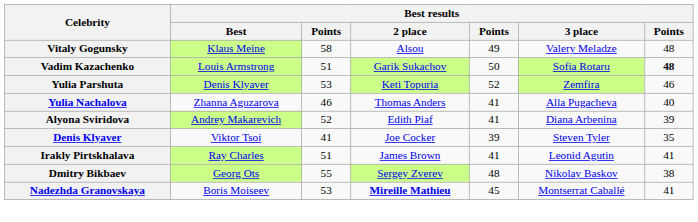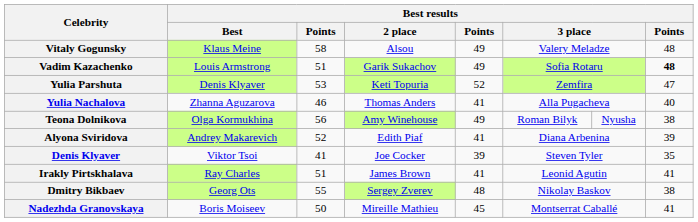(494, 67) 50 -> (479, 67) 49
(669, 85) 46 -> (669, 85) 47
+ row: (86, 120)
(326, 191) 53 -> (321, 209) 50
(410, 191) bold -> (400, 209) normal
